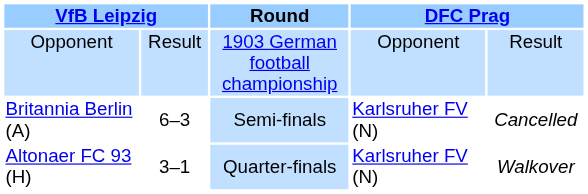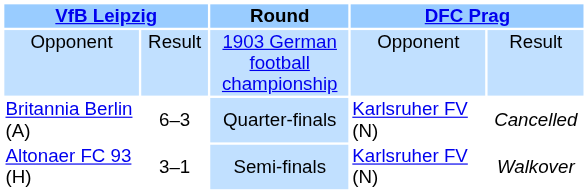(280, 120) Semi-finals -> (280, 120) Quarter-finals
(280, 166) Quarter-finals -> (280, 166) Semi-finals
